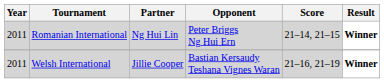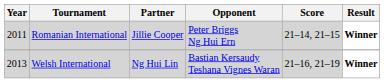(155, 35) Ng Hui Lin -> (158, 35) Jillie Cooper
(17, 64) 2011 -> (17, 64) 2013
(158, 64) Jillie Cooper -> (155, 64) Ng Hui Lin
